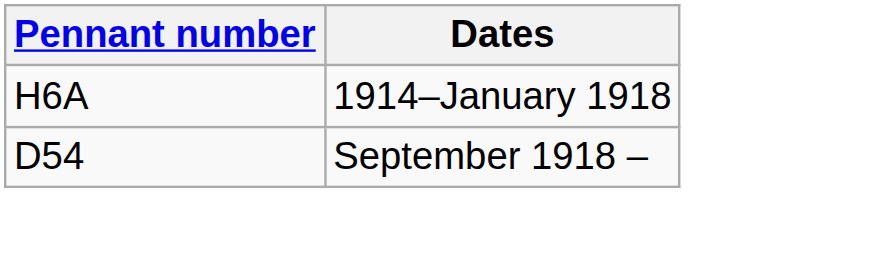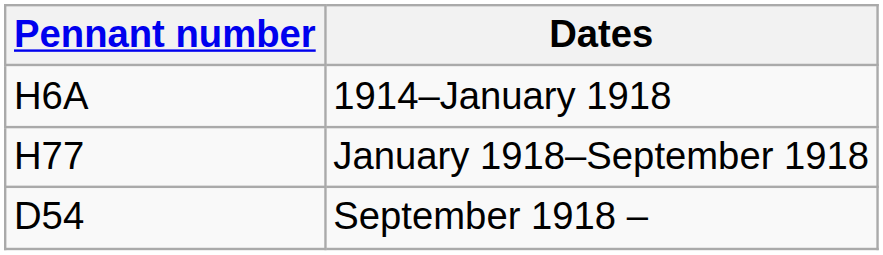+ row: (601, 156)
